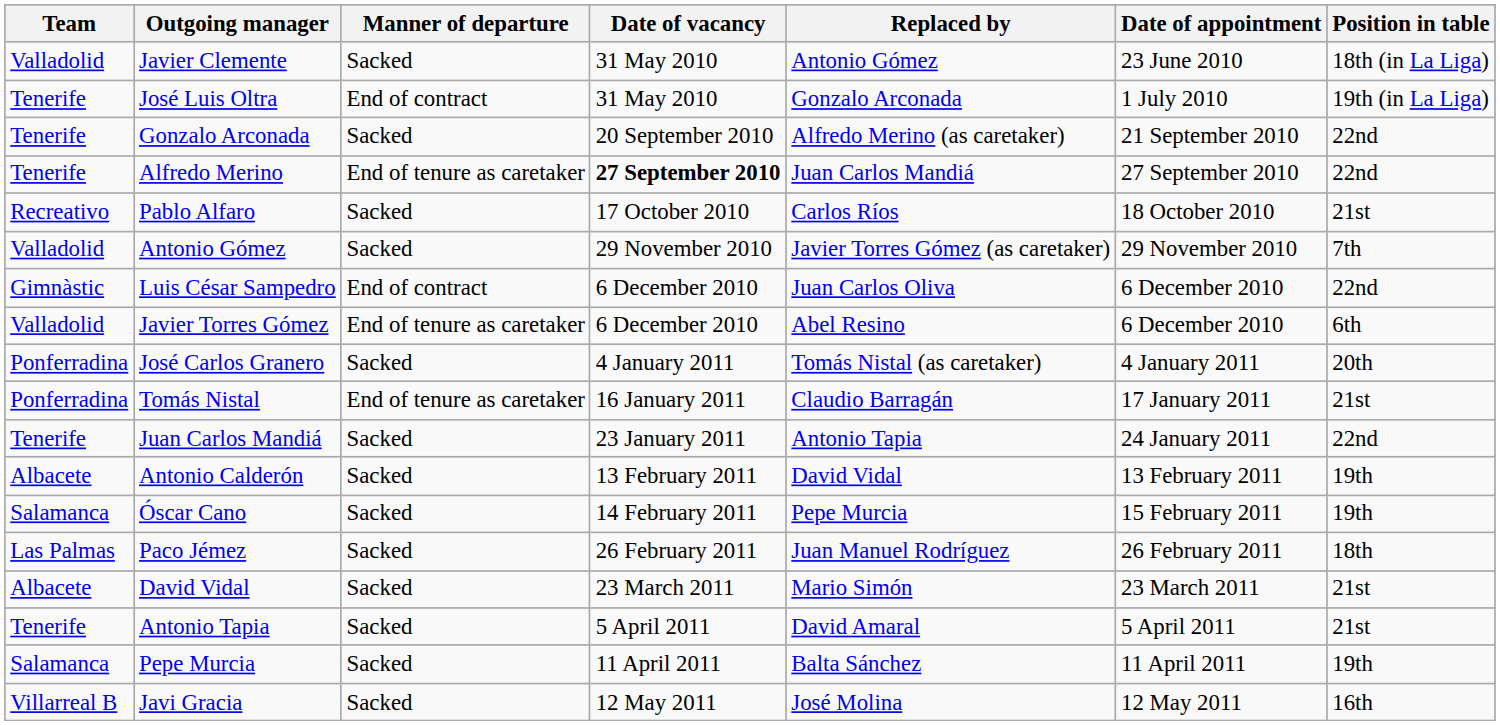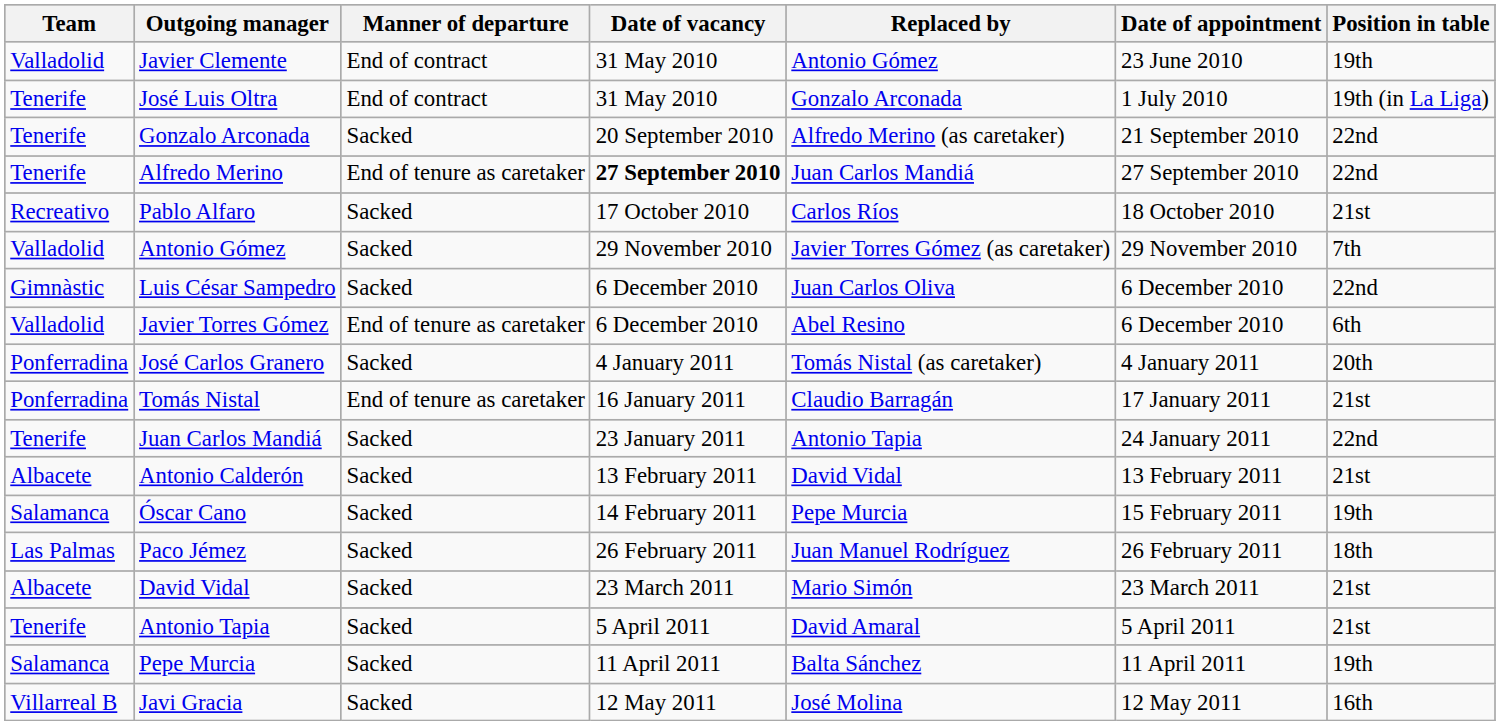(379, 60) Sacked -> (417, 60) End of contract
(1411, 60) 18th (in La Liga) -> (1353, 60) 19th
(417, 286) End of contract -> (379, 286) Sacked
(1353, 475) 19th -> (1351, 475) 21st
